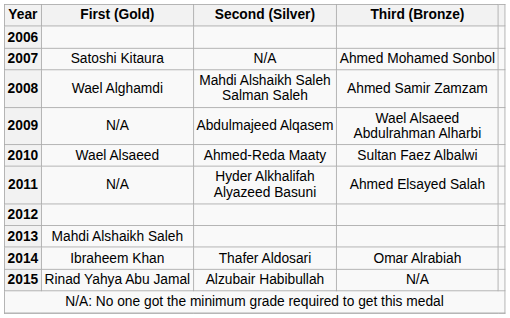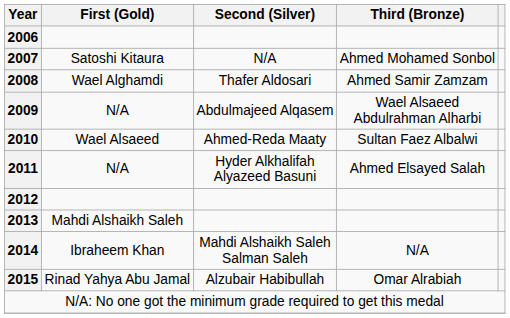(265, 88) Mahdi Alshaikh Saleh Salman Saleh -> (265, 80) Thafer Aldosari
(265, 258) Thafer Aldosari -> (265, 250) Mahdi Alshaikh Saleh Salman Saleh
(417, 258) Omar Alrabiah -> (417, 250) N/A
(417, 280) N/A -> (417, 280) Omar Alrabiah
